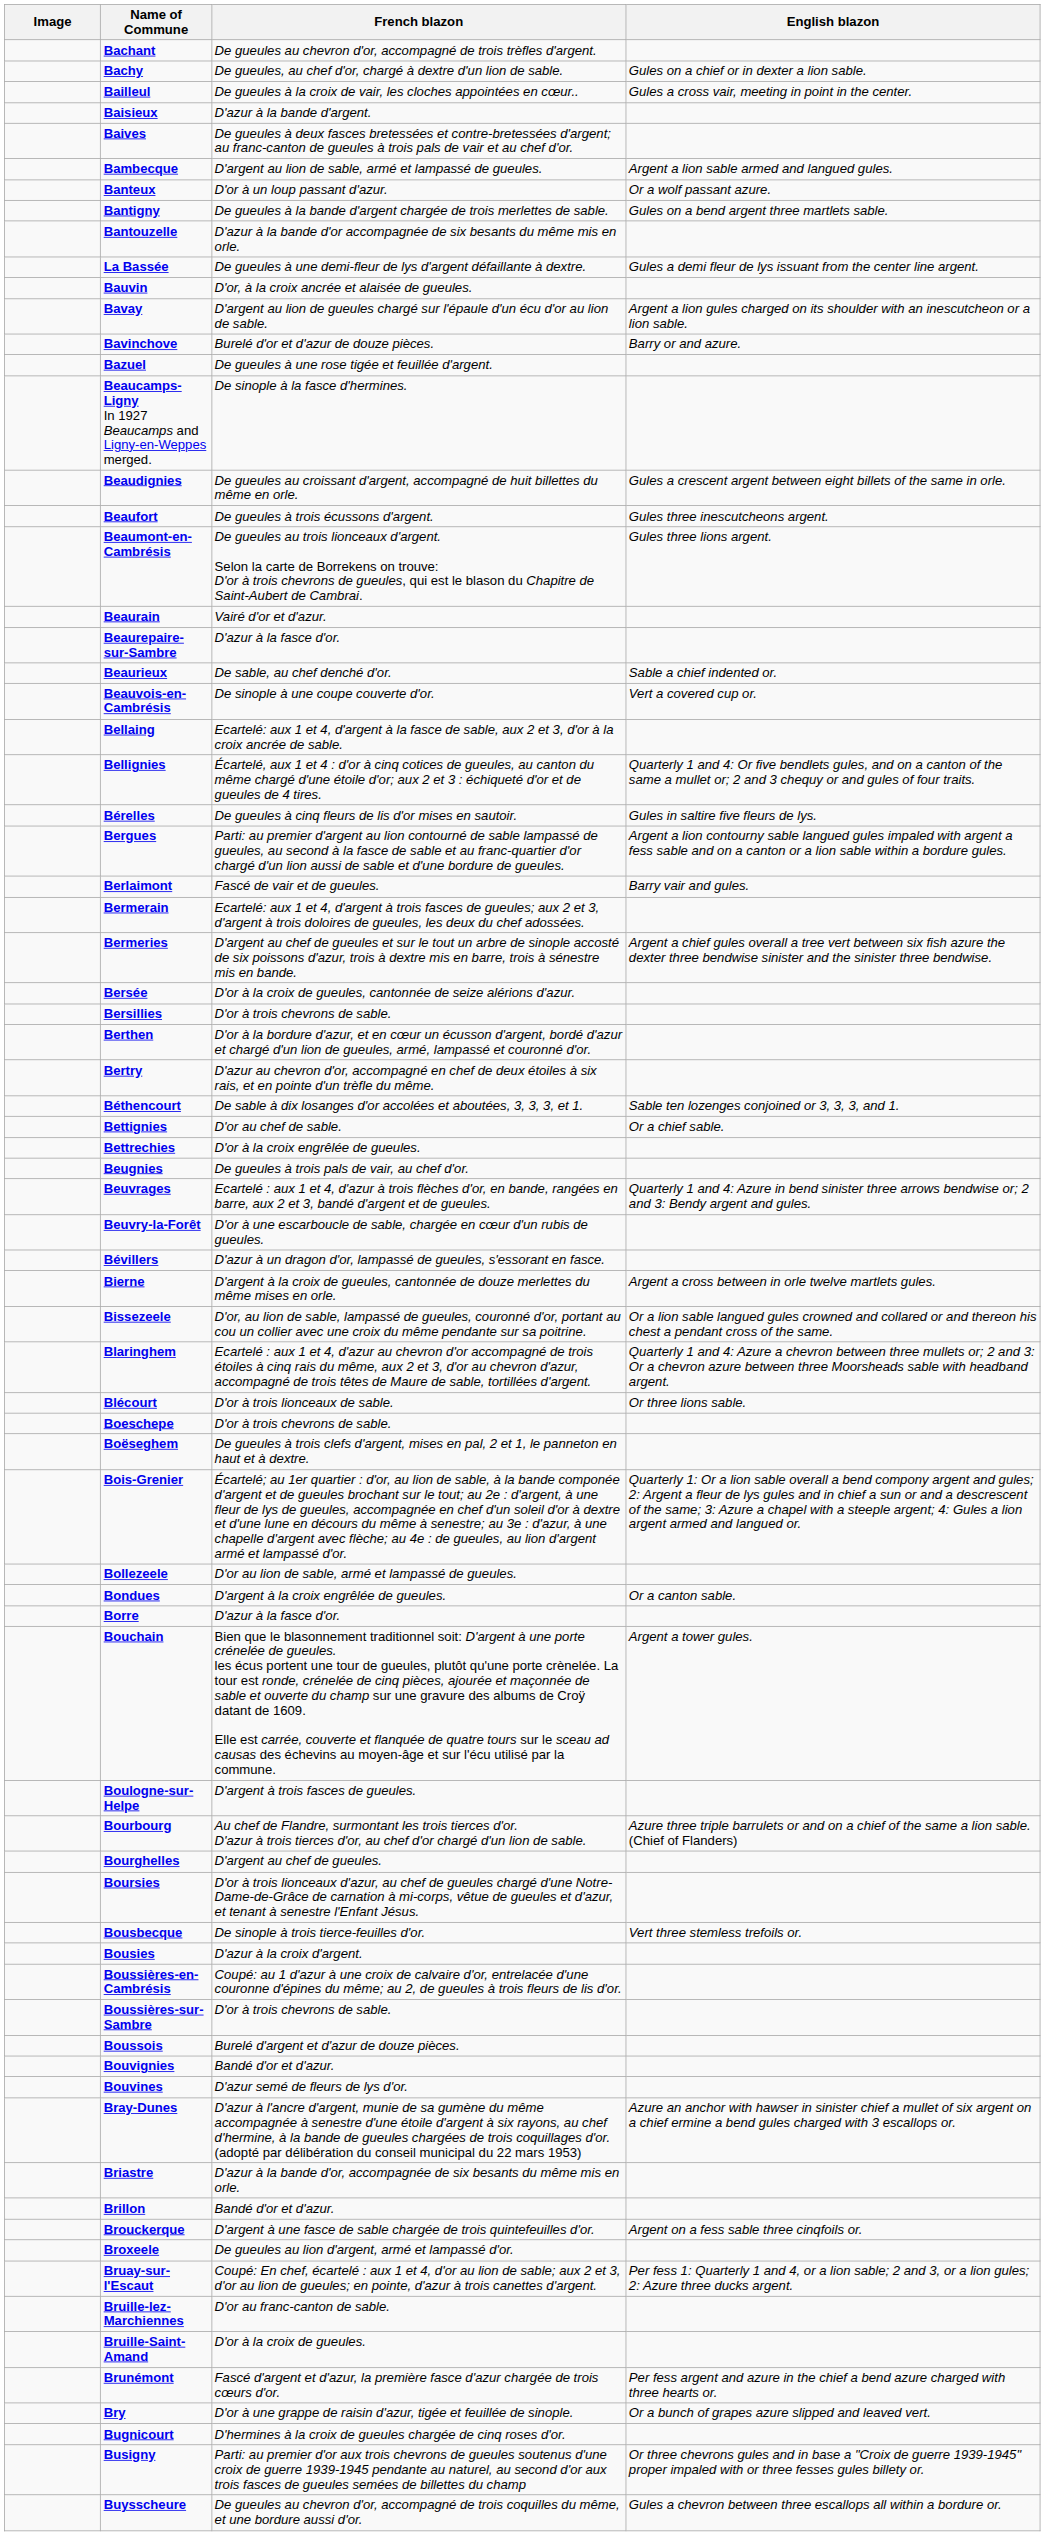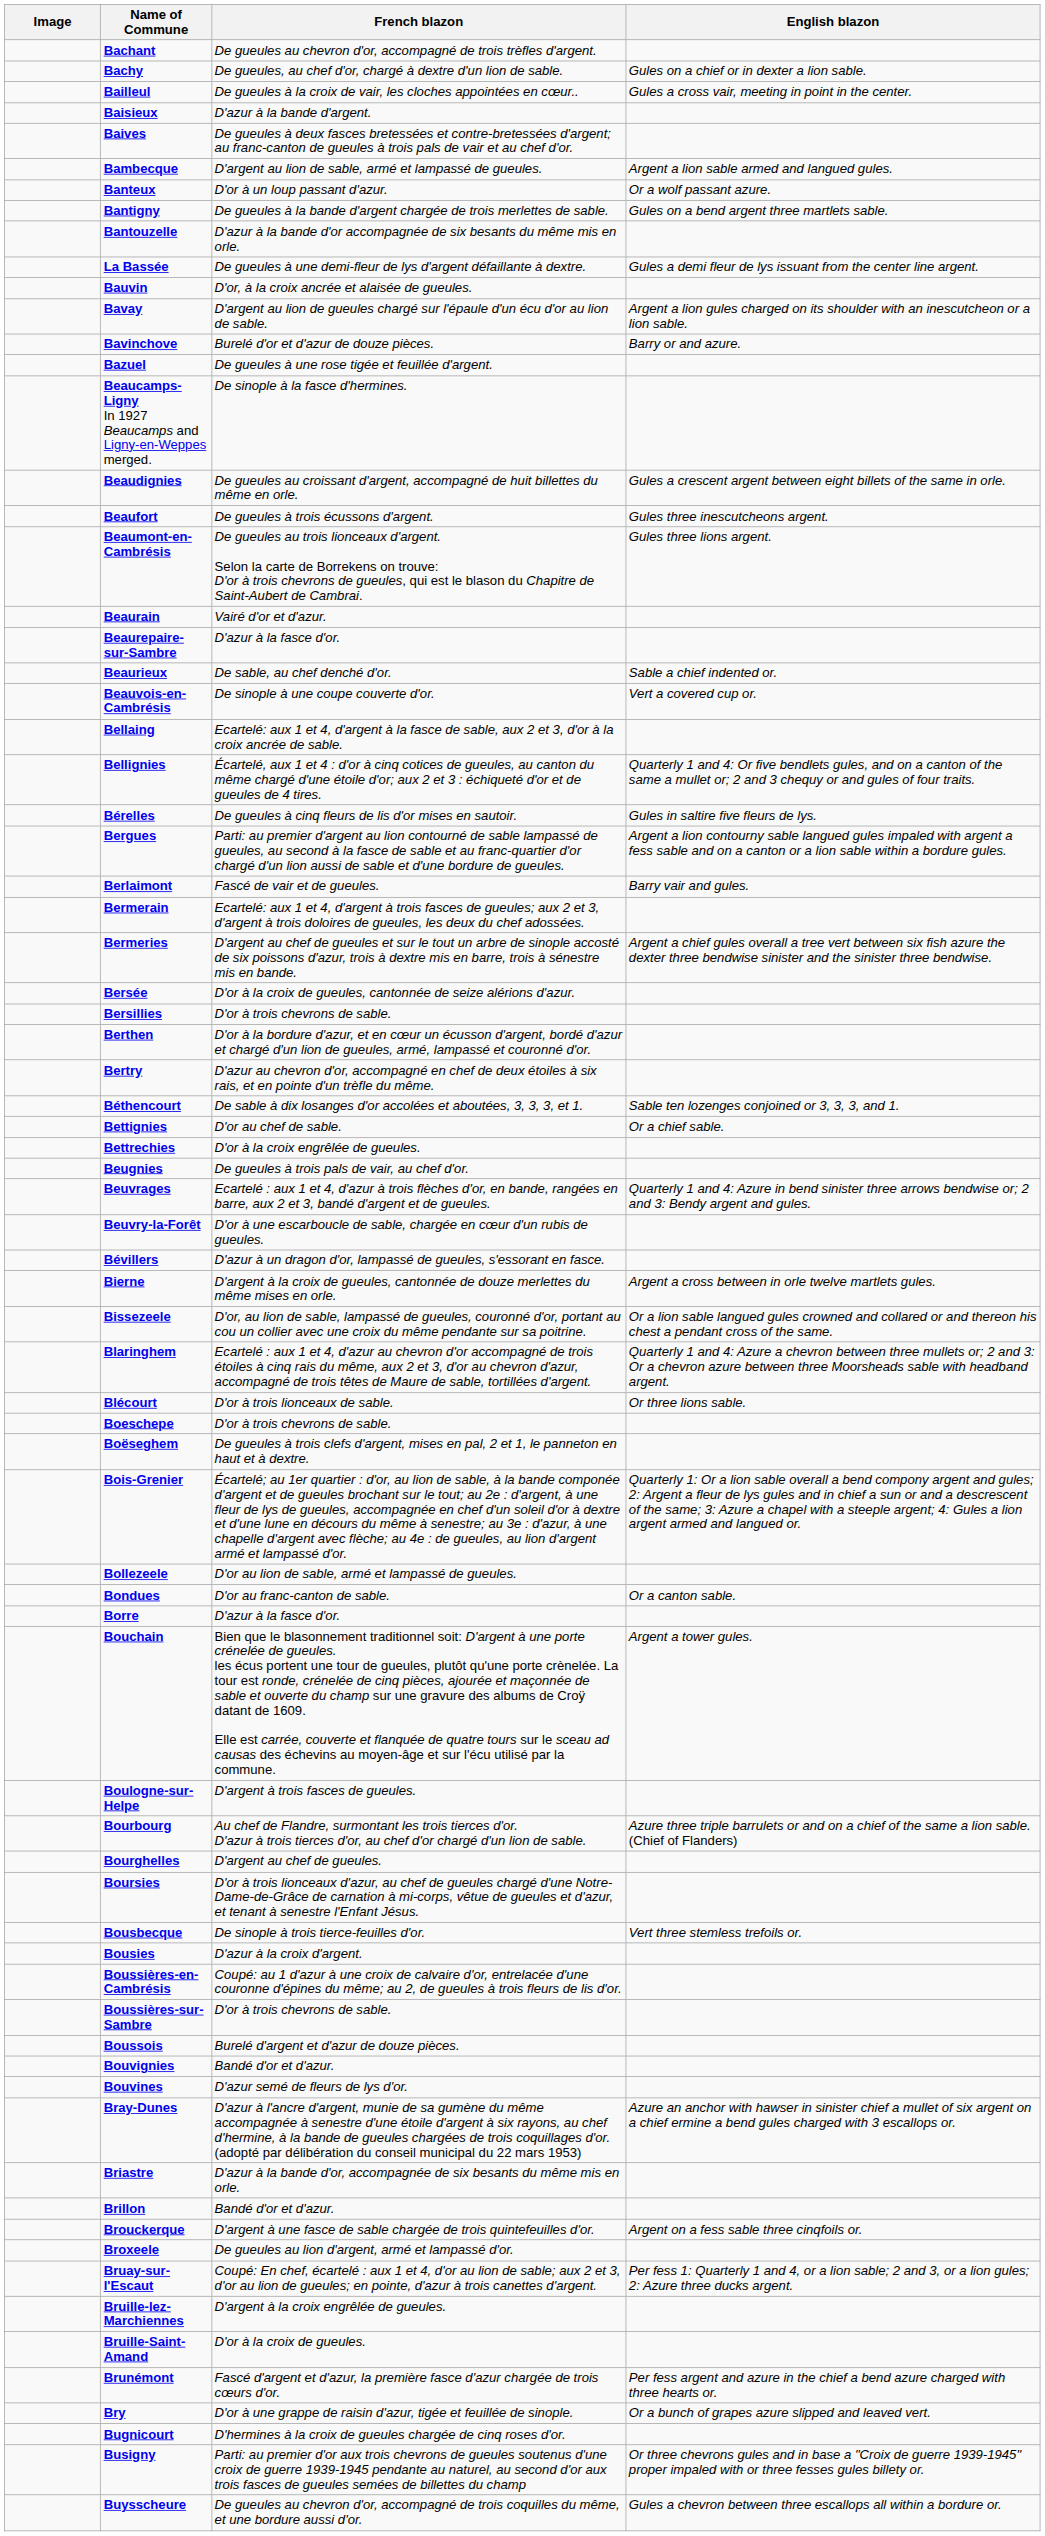(330, 1595) D'argent à la croix engrêlée de gueules. -> (302, 1595) D'or au franc-canton de sable.
(302, 2306) D'or au franc-canton de sable. -> (330, 2306) D'argent à la croix engrêlée de gueules.
